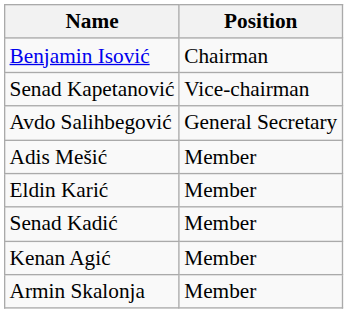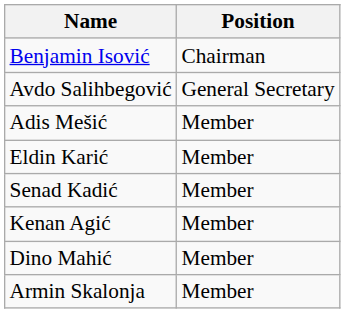- row: (92, 88)
+ row: (61, 257)
